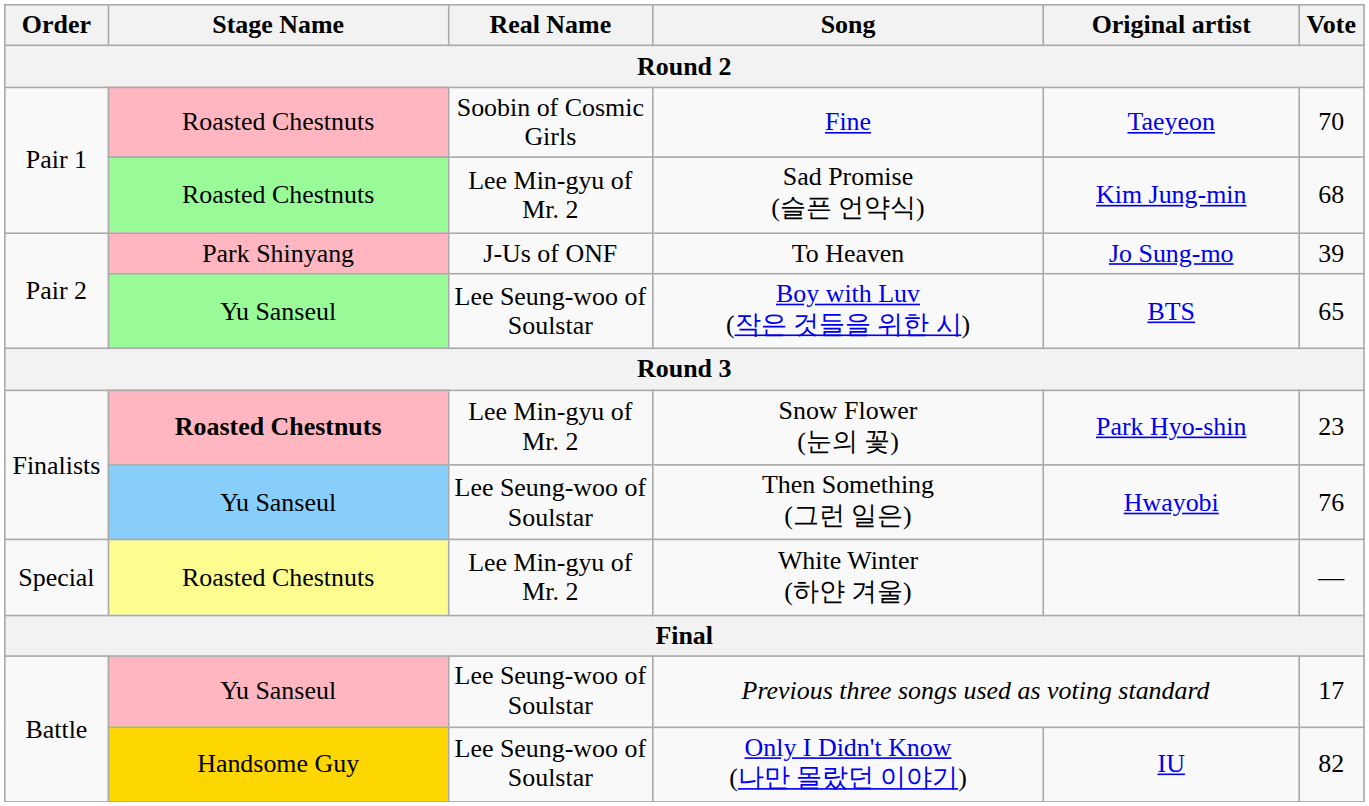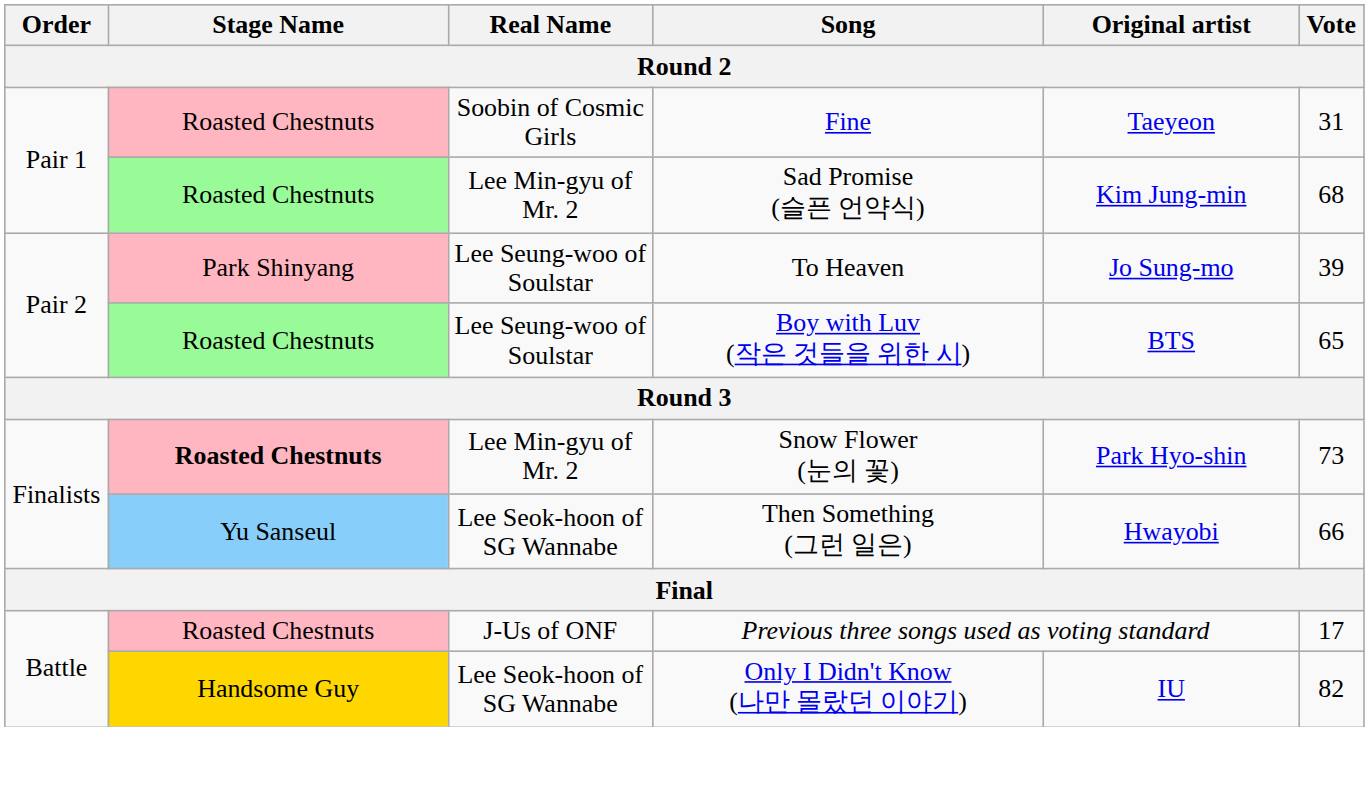(1331, 121) 70 -> (1331, 121) 31
(550, 252) J-Us of ONF -> (550, 267) Lee Seung-woo of Soulstar
(278, 310) Yu Sanseul -> (278, 339) Roasted Chestnuts
(1331, 427) 23 -> (1331, 456) 73
(550, 502) Lee Seung-woo of Soulstar -> (550, 531) Lee Seok-hoon of SG Wannabe
(1331, 502) 76 -> (1331, 531) 66
- row: (848, 575)
(278, 691) Yu Sanseul -> (278, 630) Roasted Chestnuts
(550, 691) Lee Seung-woo of Soulstar -> (550, 630) J-Us of ONF
(550, 763) Lee Seung-woo of Soulstar -> (550, 688) Lee Seok-hoon of SG Wannabe
